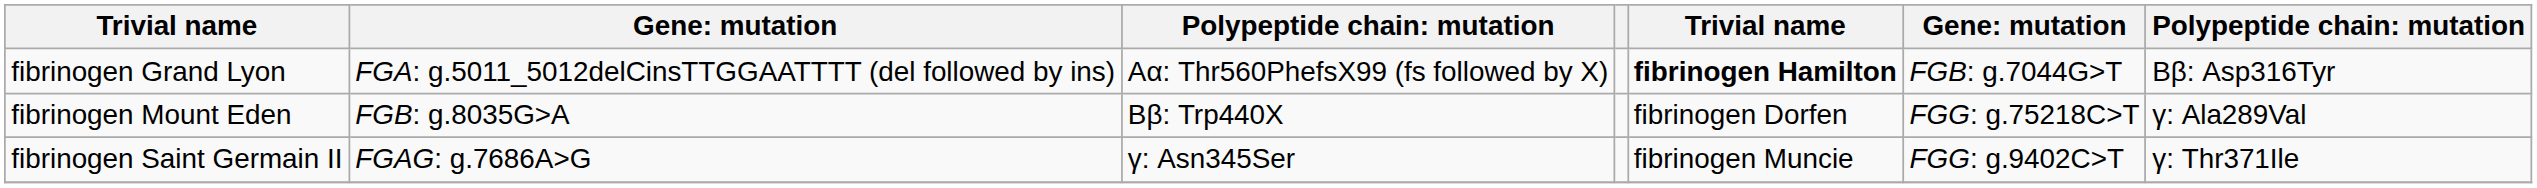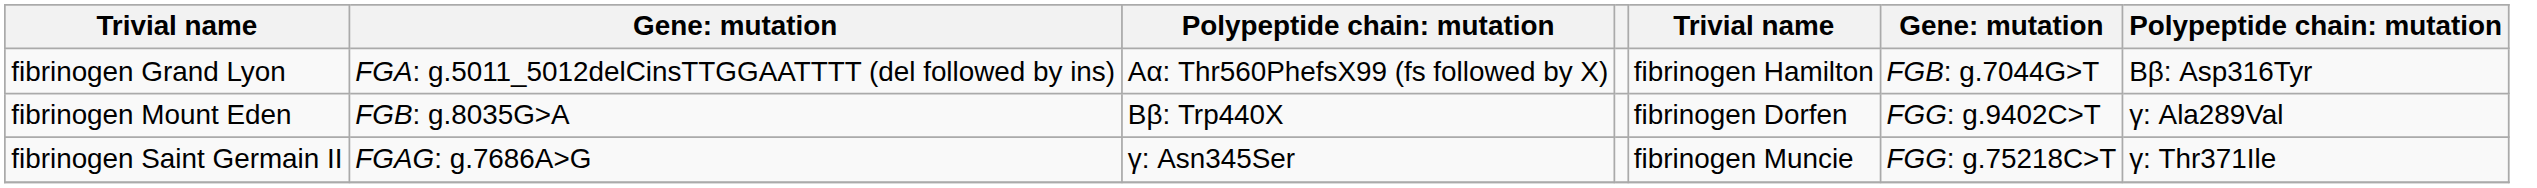(1765, 70) bold -> (1754, 70) normal
(2025, 114) FGG: g.75218C>T -> (1994, 114) FGG: g.9402C>T
(2017, 159) FGG: g.9402C>T -> (2001, 159) FGG: g.75218C>T
